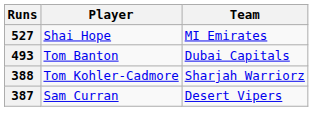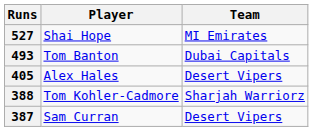+ row: (22, 76)
